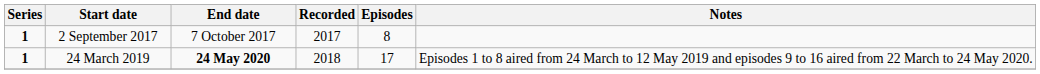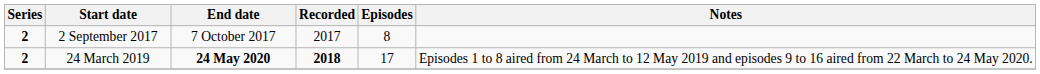(25, 36) 1 -> (25, 36) 2
(25, 58) 1 -> (25, 58) 2
(327, 58) normal -> (327, 58) bold
